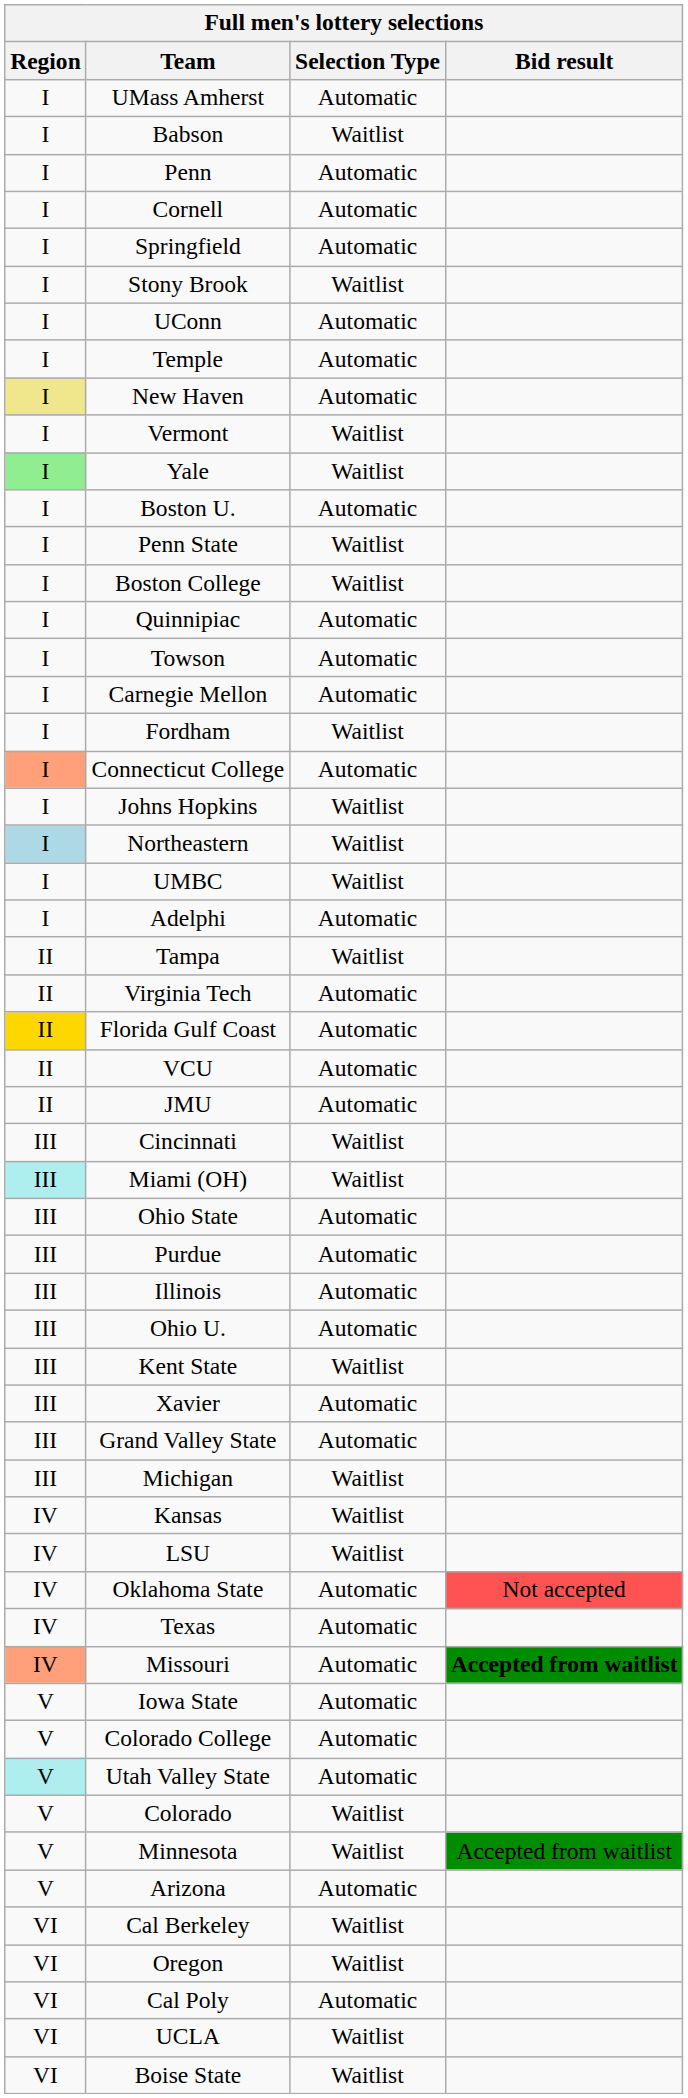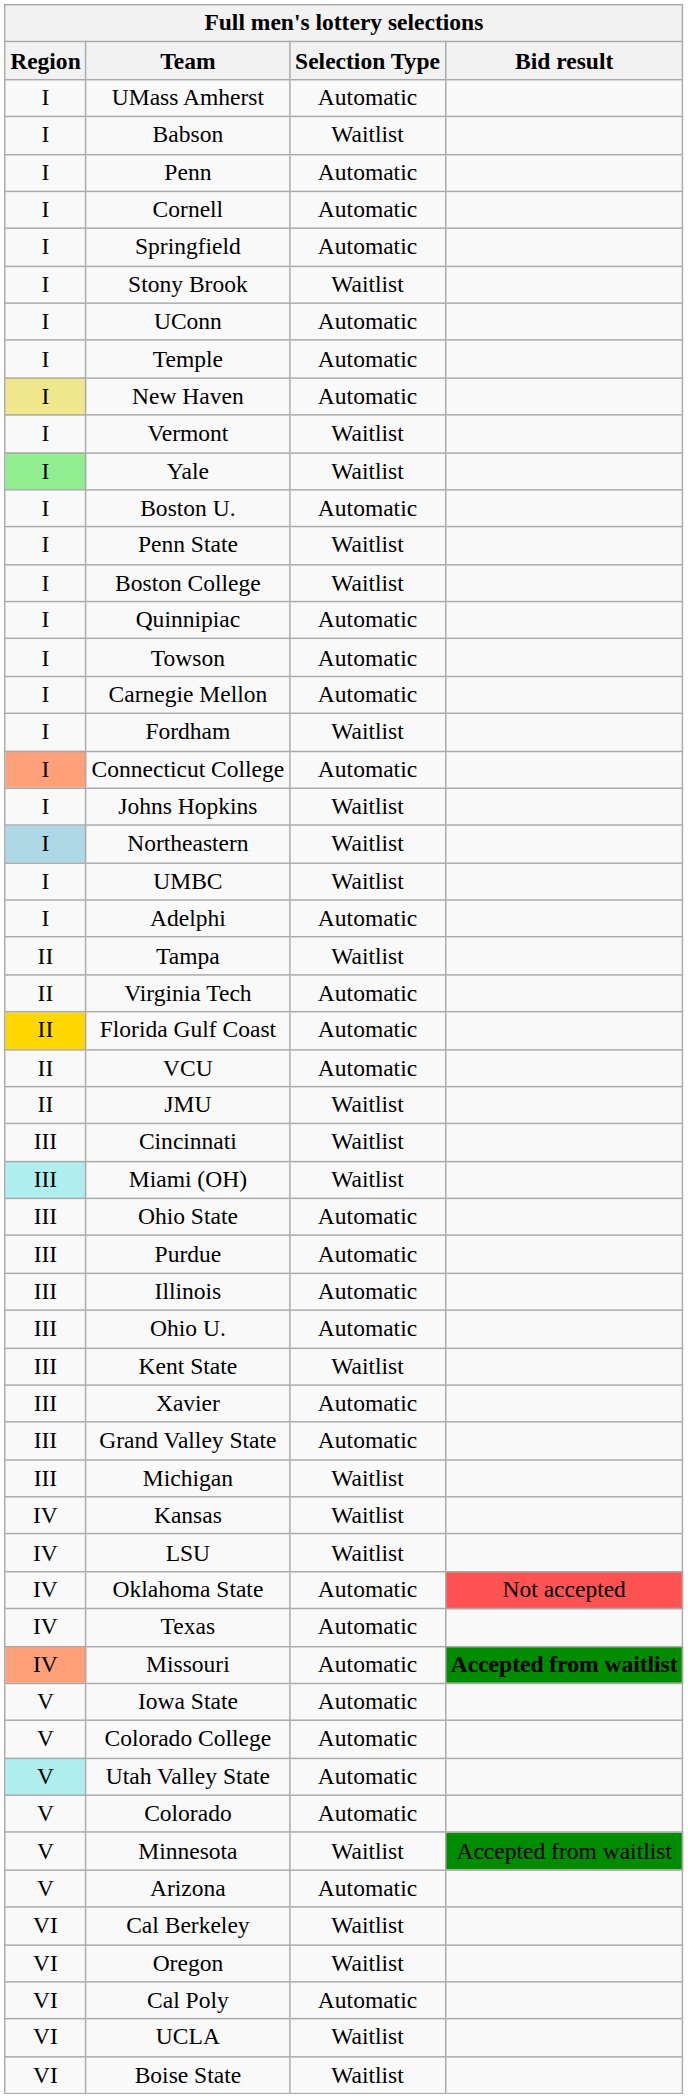(367, 1104) Automatic -> (367, 1104) Waitlist
(367, 1813) Waitlist -> (367, 1813) Automatic
